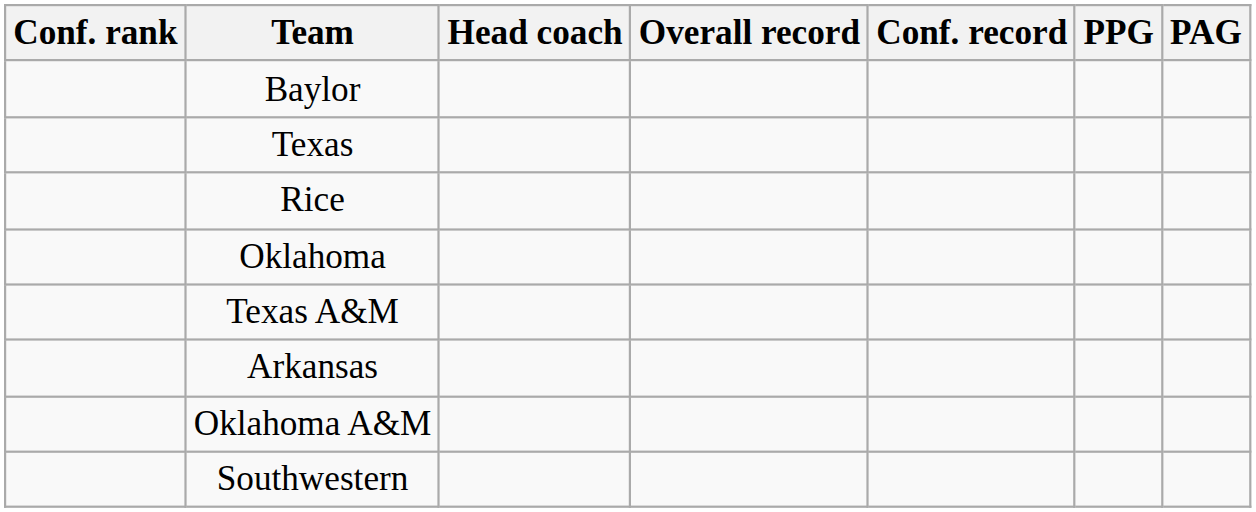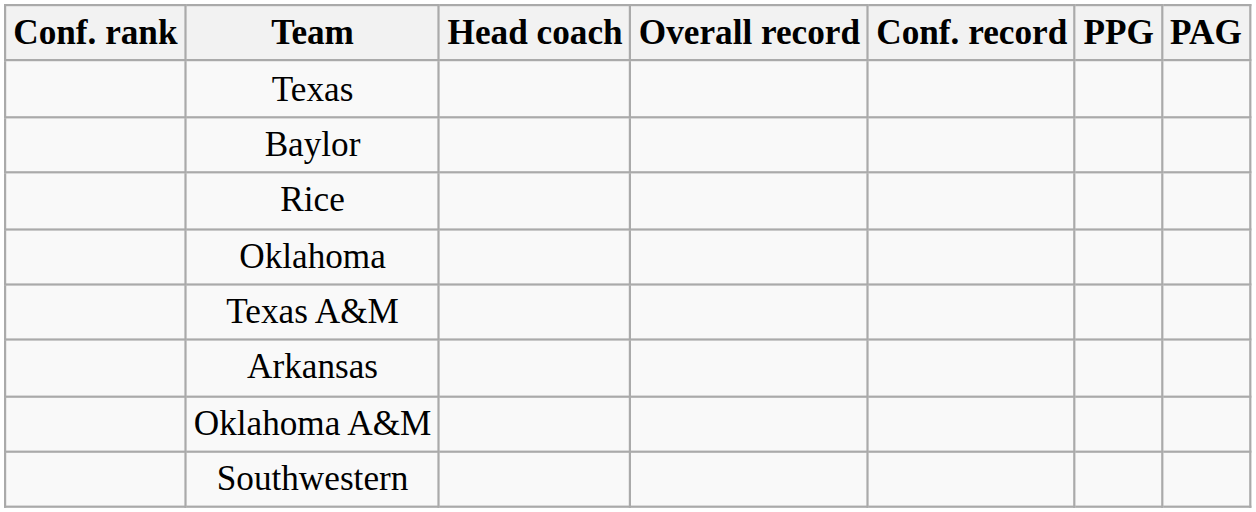rows swapped: (313, 144) <-> (313, 88)
